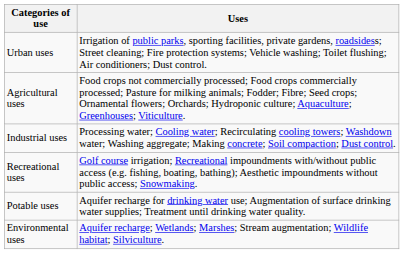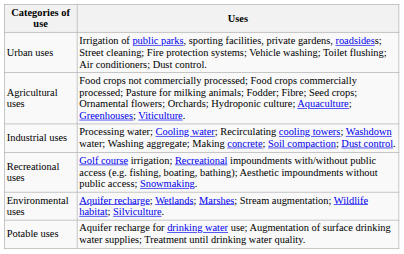rows swapped: (38, 234) <-> (33, 206)
